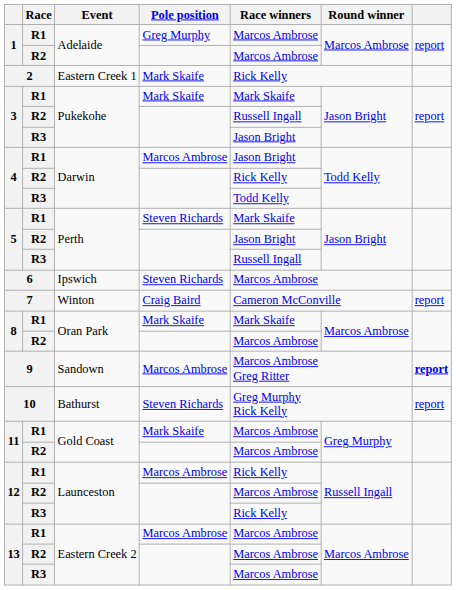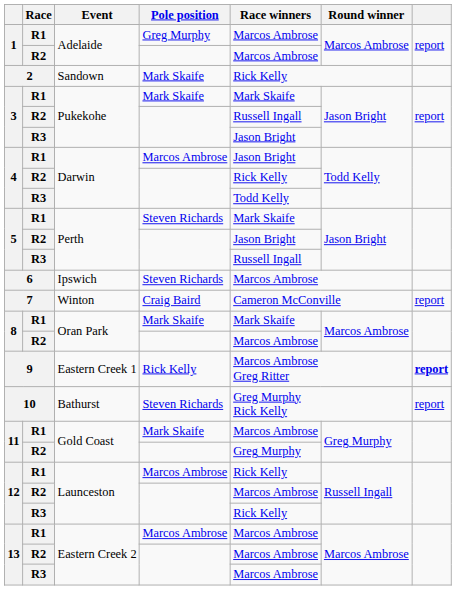(97, 75) Eastern Creek 1 -> (81, 75) Sandown
(81, 368) Sandown -> (97, 368) Eastern Creek 1
(185, 368) Marcos Ambrose -> (169, 368) Rick Kelly
(276, 451) Marcos Ambrose -> (267, 451) Greg Murphy
